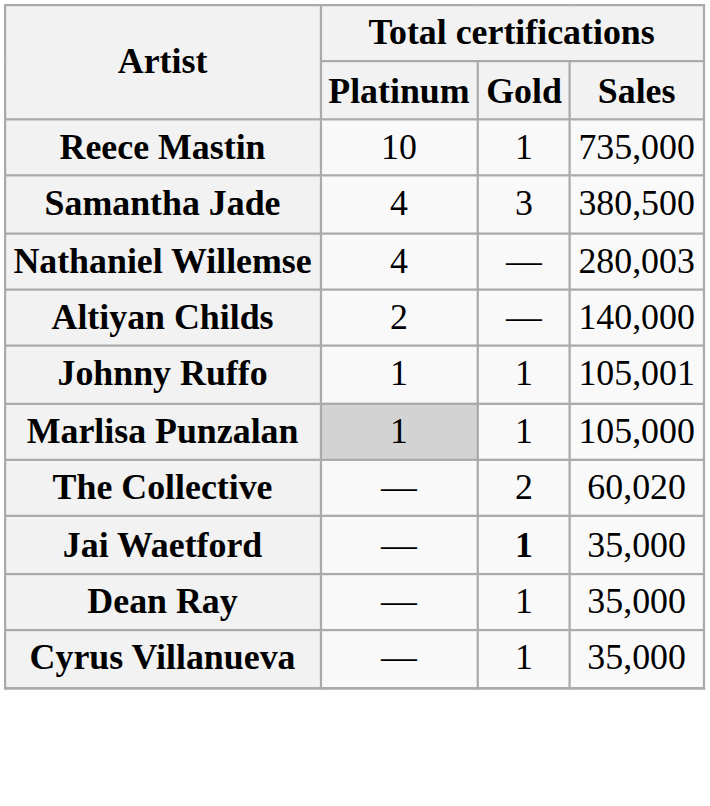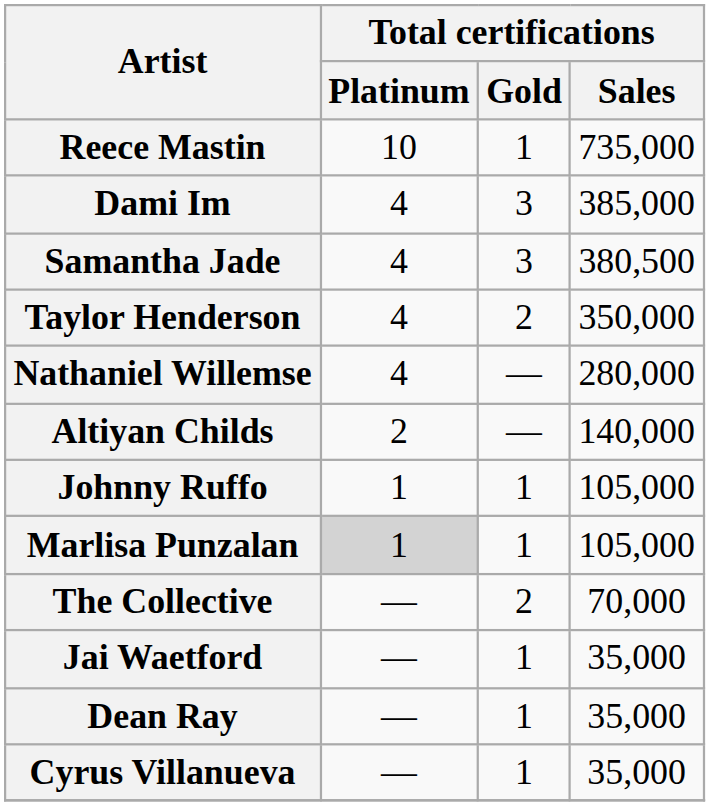+ row: (163, 203)
+ row: (163, 317)
(637, 260) 280,003 -> (637, 373) 280,000
(637, 373) 105,001 -> (637, 487) 105,000
(637, 487) 60,020 -> (637, 601) 70,000
(524, 544) bold -> (524, 658) normal
